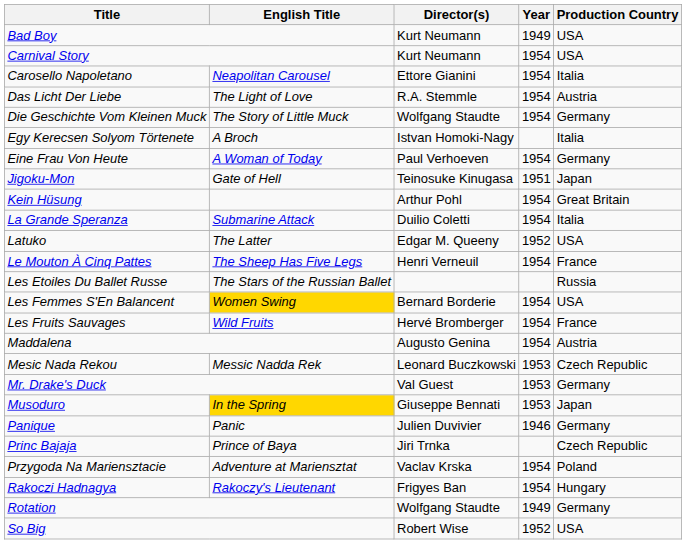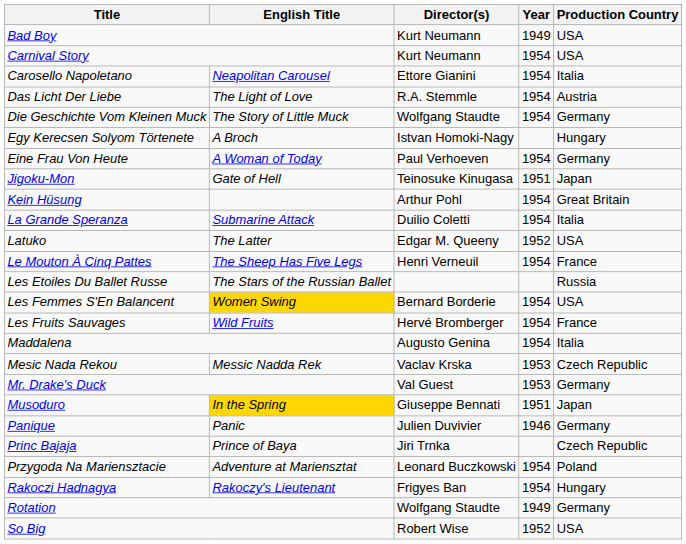(570, 138) Italia -> (581, 138) Hungary
(577, 343) Austria -> (570, 343) Italia
(456, 364) Leonard Buczkowski -> (434, 364) Vaclav Krska
(536, 405) 1953 -> (536, 405) 1951
(434, 466) Vaclav Krska -> (456, 466) Leonard Buczkowski
